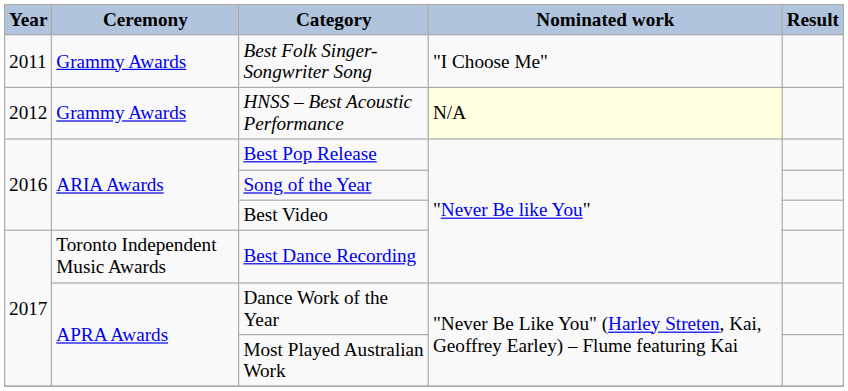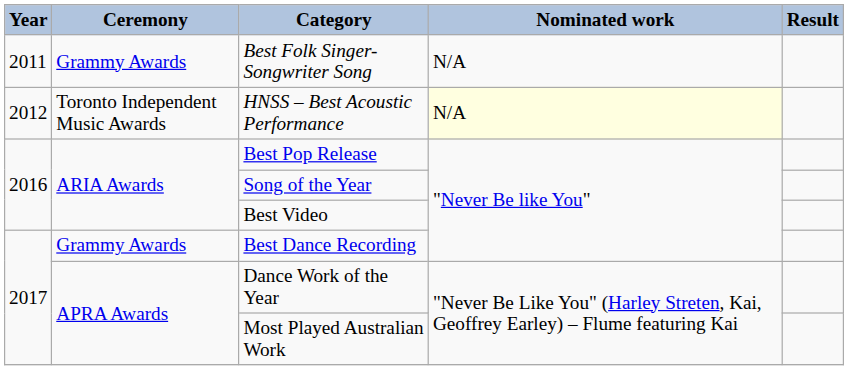(490, 60) "I Choose Me" -> (450, 60) N/A
(121, 113) Grammy Awards -> (136, 113) Toronto Independent Music Awards
(136, 256) Toronto Independent Music Awards -> (121, 245) Grammy Awards
